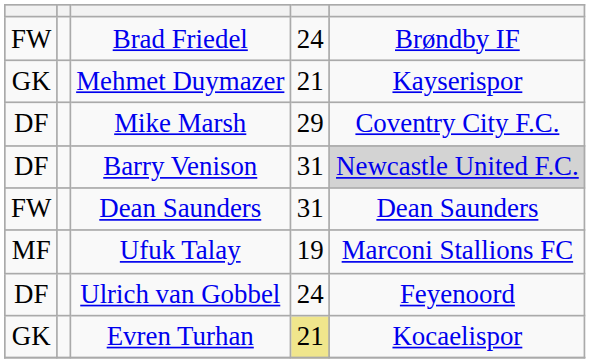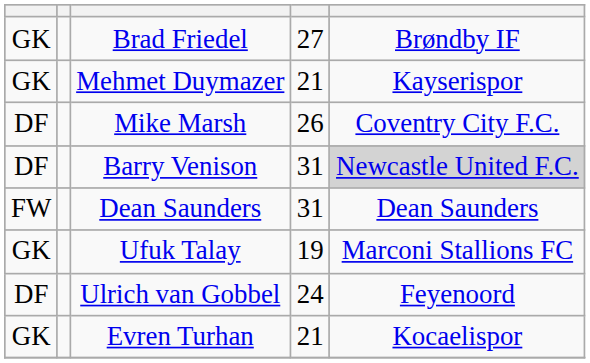(31, 38) FW -> (31, 38) GK
(310, 38) 24 -> (310, 38) 27
(310, 123) 29 -> (310, 123) 26
(31, 251) MF -> (31, 251) GK
(310, 336) khaki background -> (310, 336) no background
